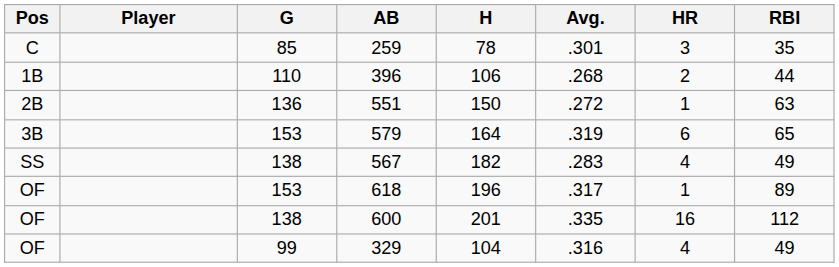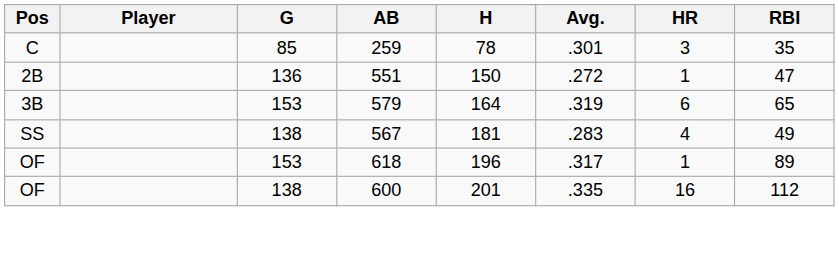- row: (386, 76)
(785, 104) 63 -> (785, 76) 47
(486, 162) 182 -> (486, 133) 181
- row: (386, 248)
